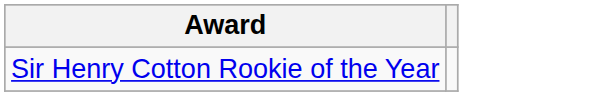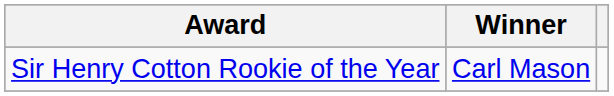+ column: (521, 25)
